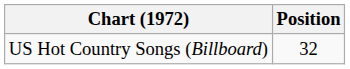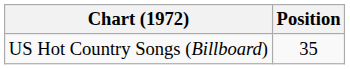(309, 48) 32 -> (309, 48) 35
